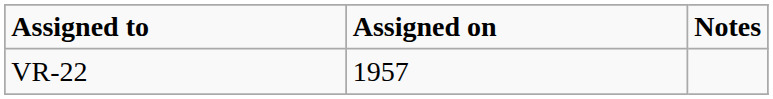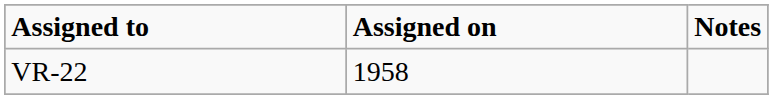(381, 71) 1957 -> (381, 71) 1958
